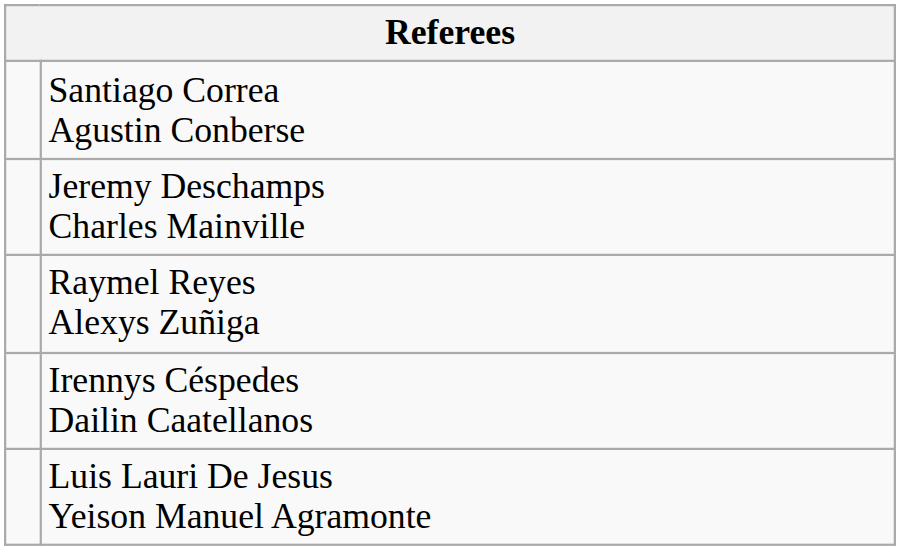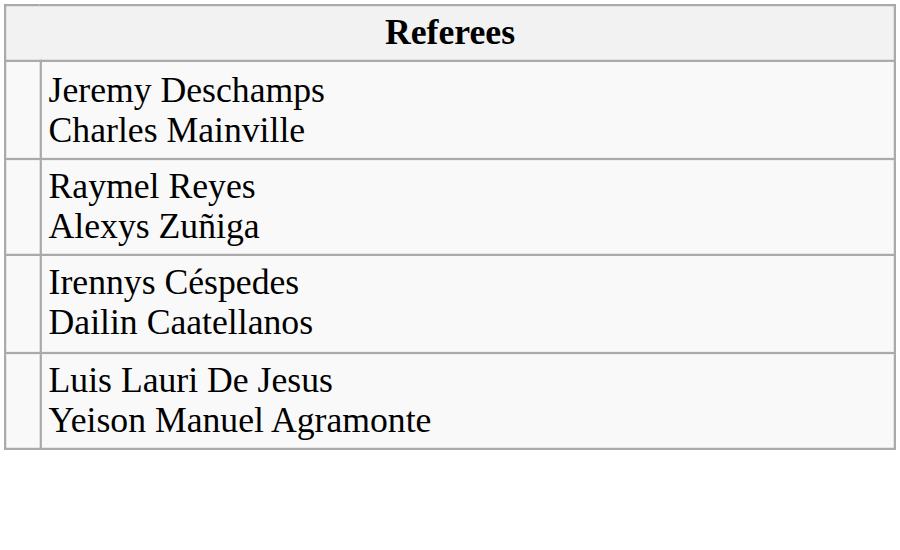- row: (177, 109)
